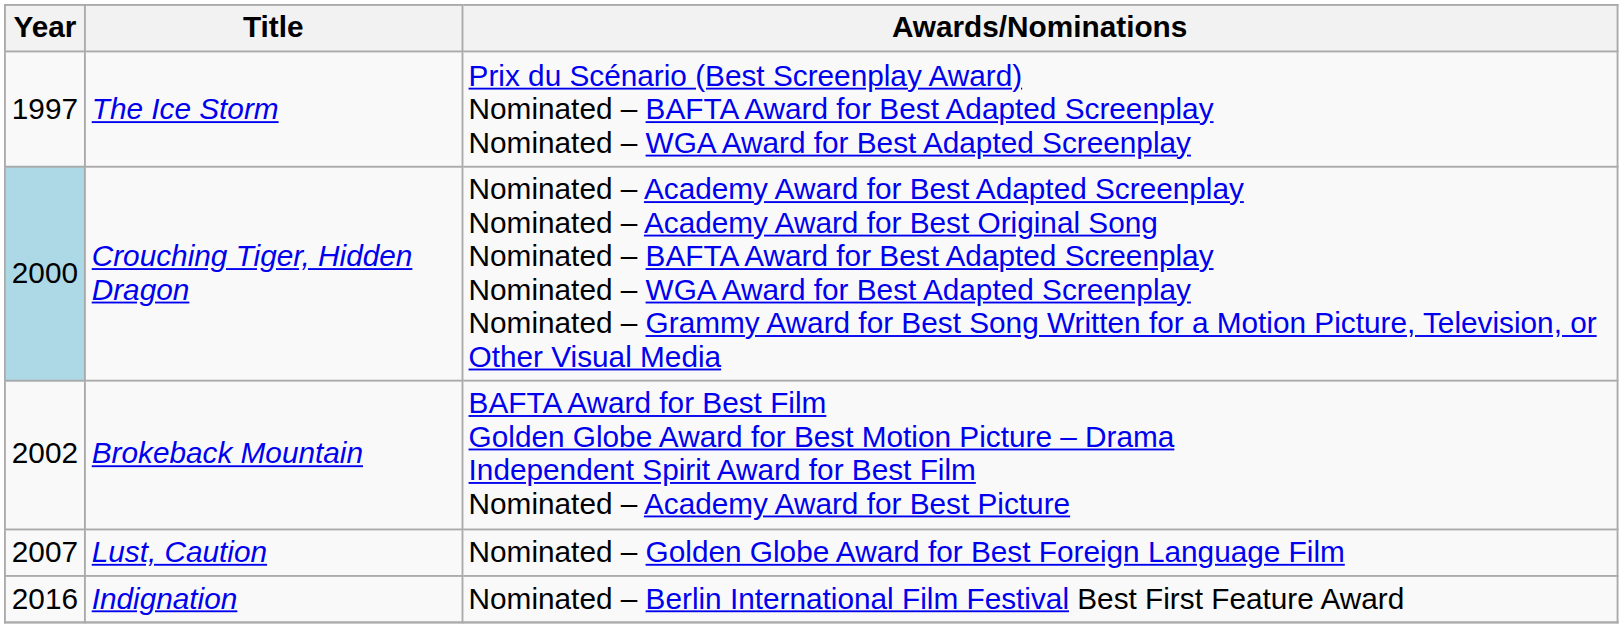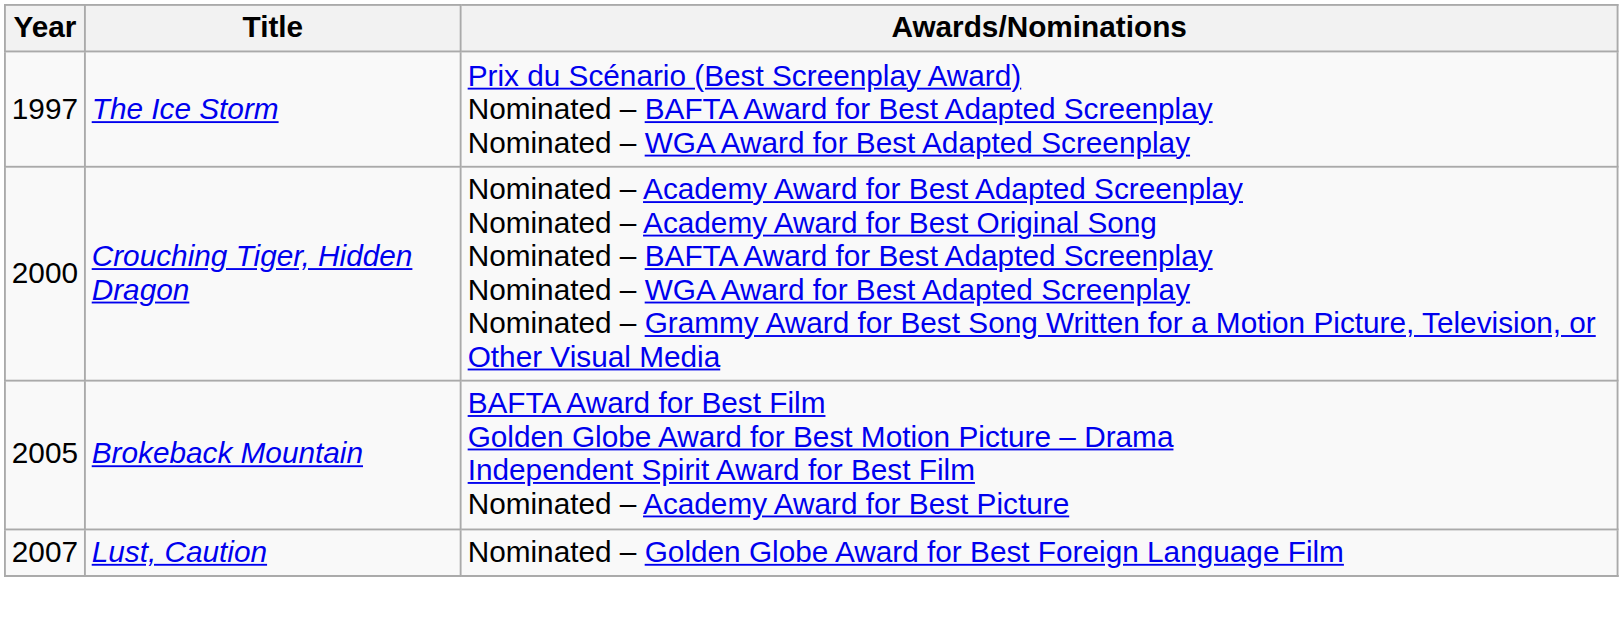(45, 273) lightblue background -> (45, 273) no background
(45, 454) 2002 -> (45, 454) 2005
- row: (165, 598)
